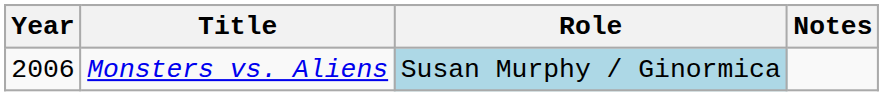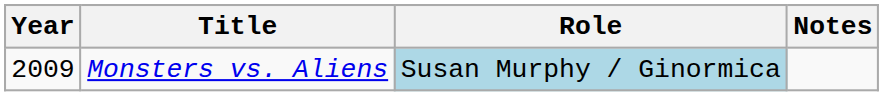(43, 70) 2006 -> (43, 70) 2009
